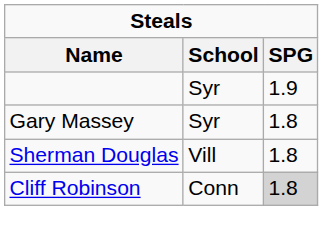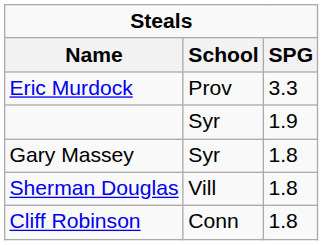+ row: (71, 88)
(283, 188) lightgrey background -> (283, 222) no background
